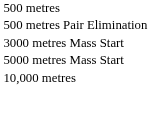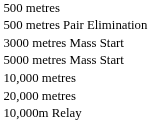+ row: (40, 95)
+ row: (43, 113)
